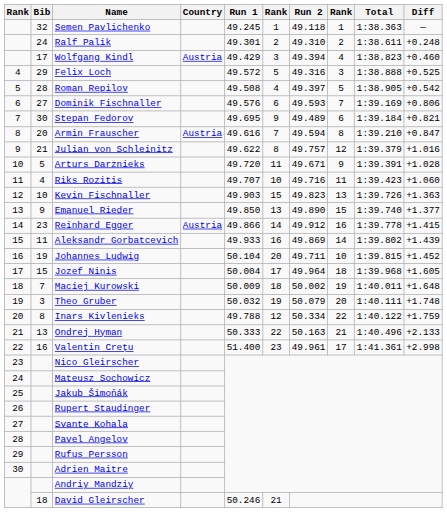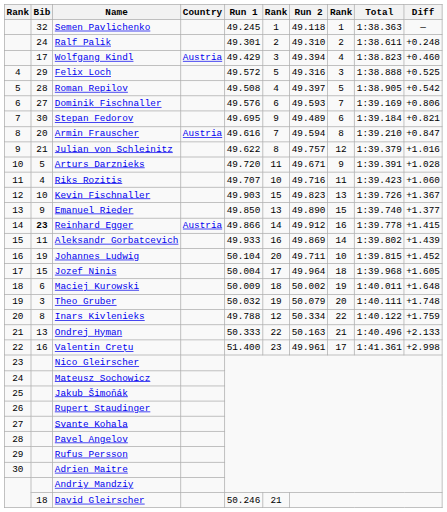(423, 195) +1.363 -> (423, 195) +1.367
(42, 226) normal -> (42, 226) bold
(42, 287) 7 -> (42, 287) 6
